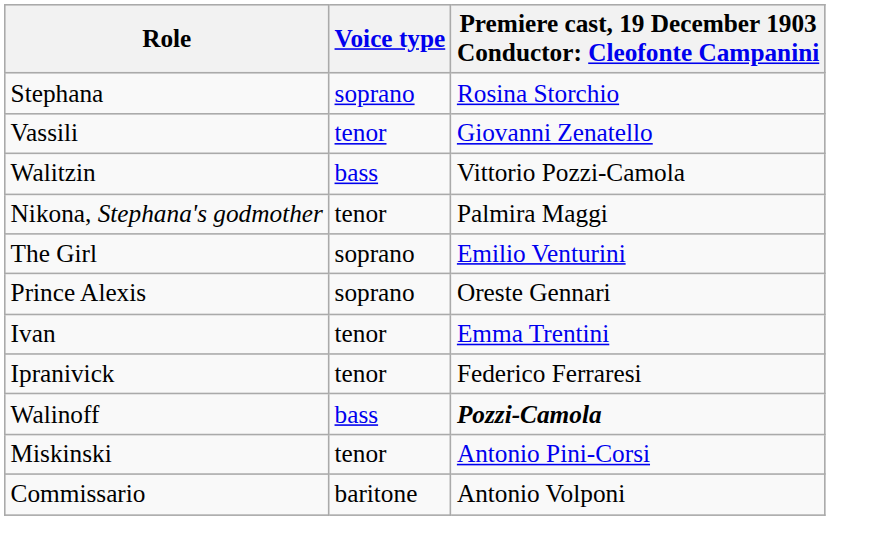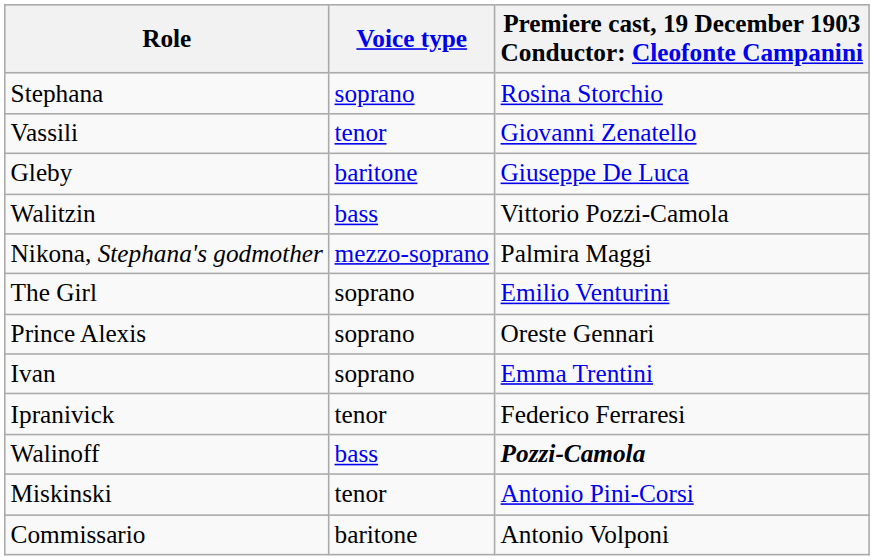+ row: (42, 173)
(361, 213) tenor -> (412, 253) mezzo-soprano
(361, 333) tenor -> (375, 373) soprano
